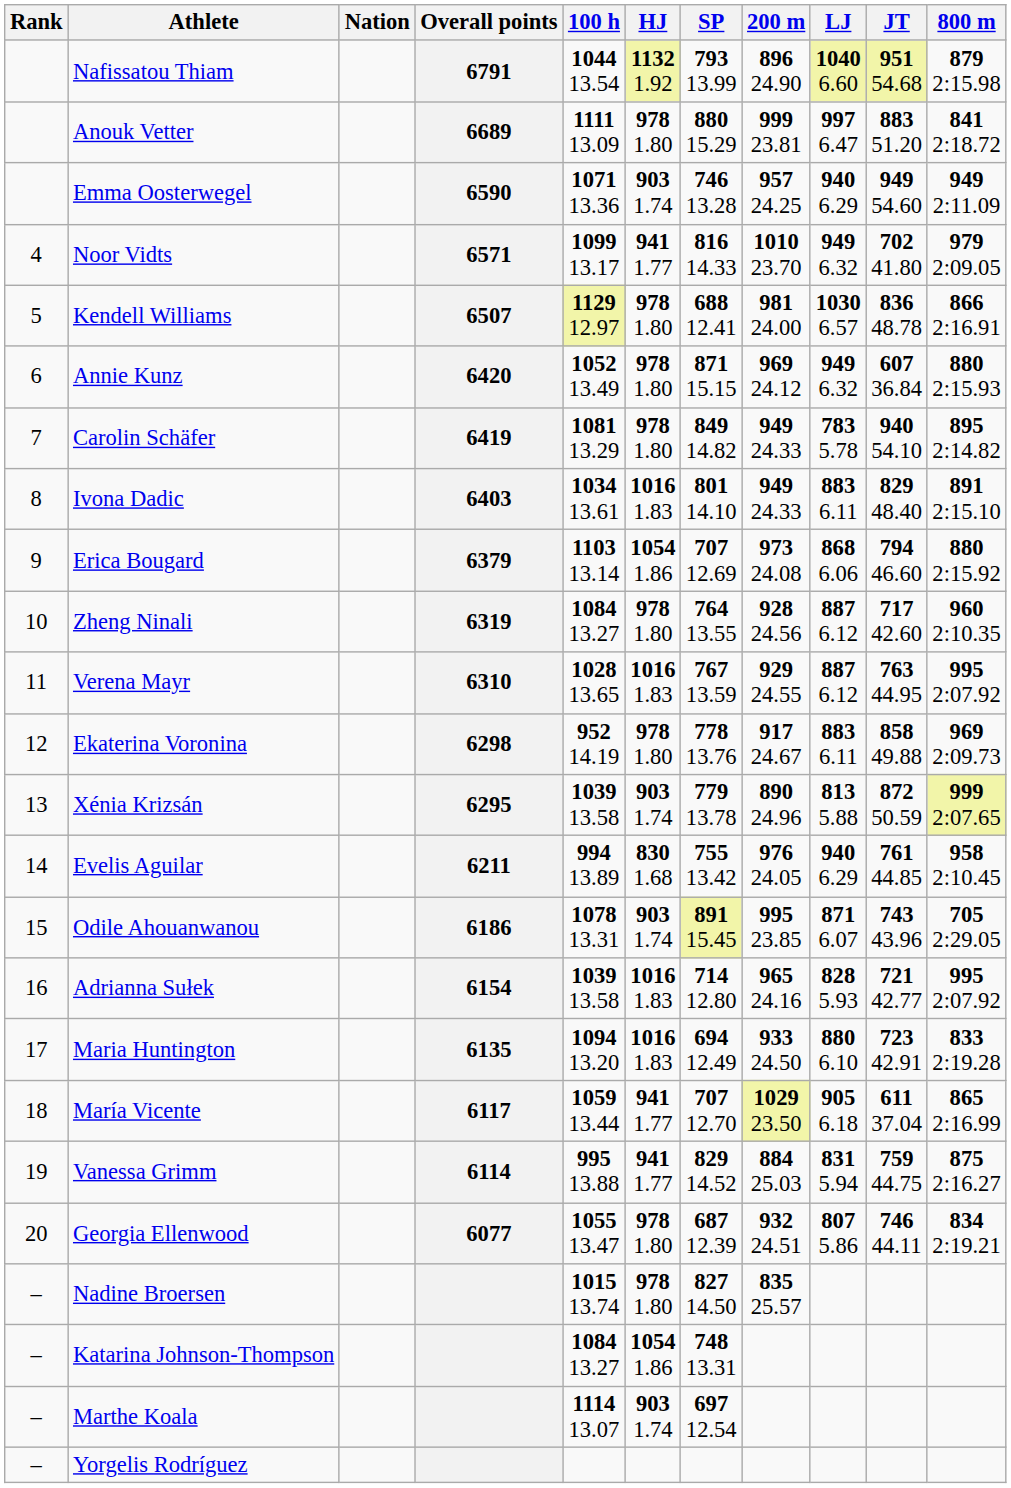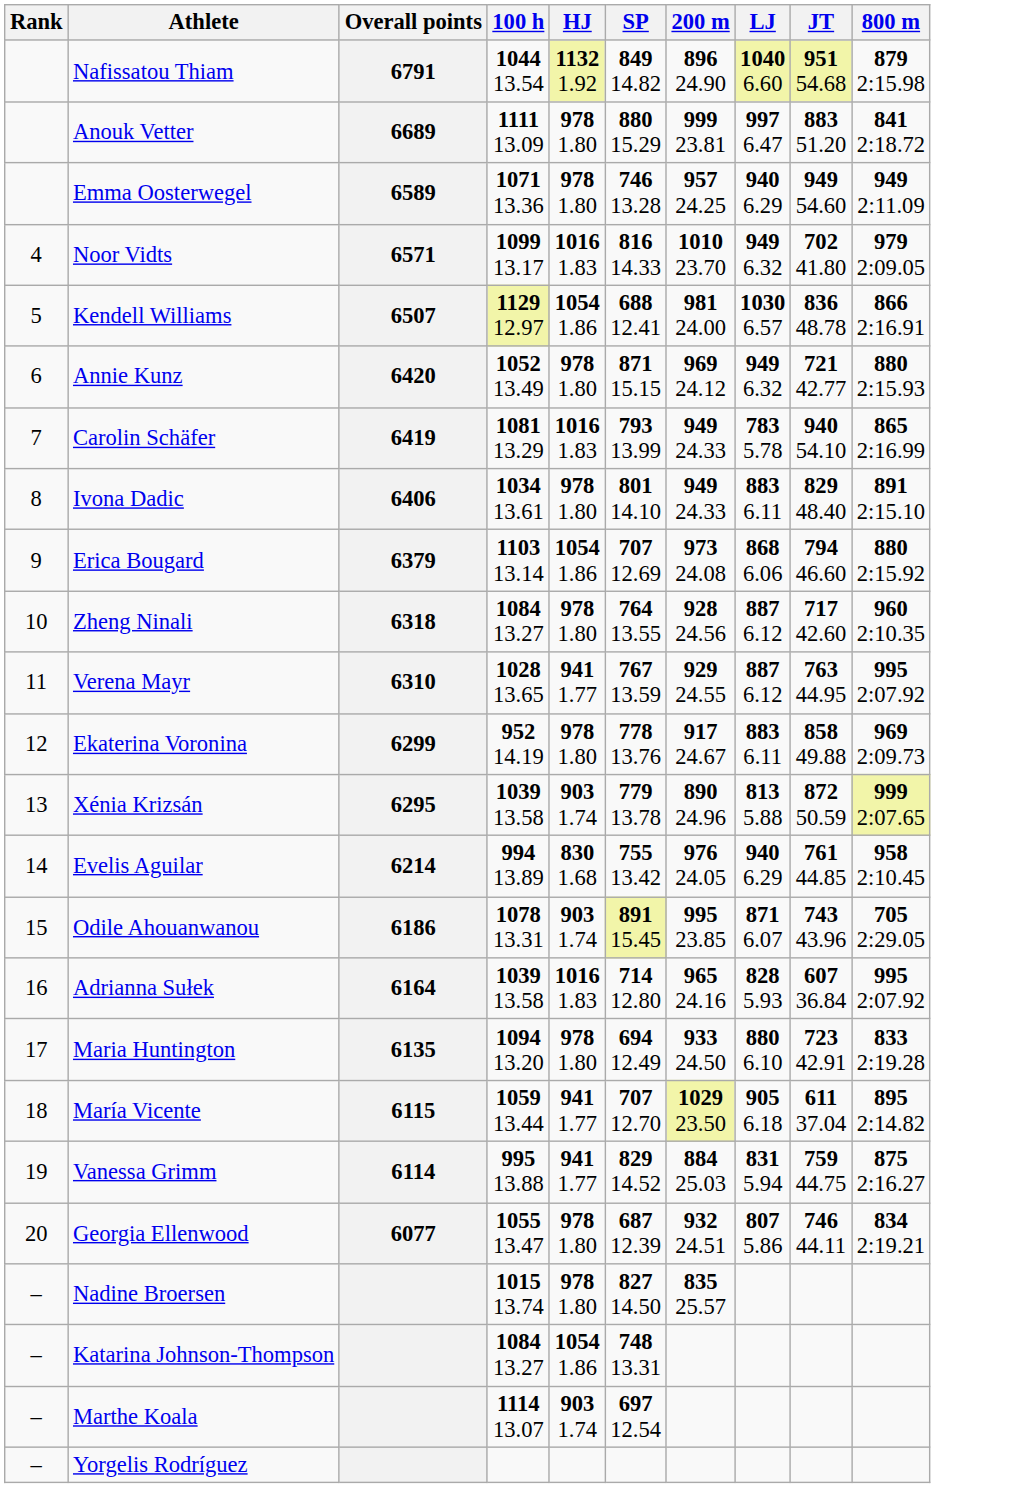- column: (377, 22)
(711, 70) 793 13.99 -> (636, 70) 849 14.82
(489, 193) 6590 -> (413, 193) 6589
(653, 193) 903 1.74 -> (577, 193) 978 1.80
(653, 254) 941 1.77 -> (577, 254) 1016 1.83
(653, 315) 978 1.80 -> (577, 315) 1054 1.86
(897, 376) 607 36.84 -> (821, 376) 721 42.77
(653, 437) 978 1.80 -> (577, 437) 1016 1.83
(711, 437) 849 14.82 -> (636, 437) 793 13.99
(967, 437) 895 2:14.82 -> (891, 437) 865 2:16.99
(489, 498) 6403 -> (413, 498) 6406
(653, 498) 1016 1.83 -> (577, 498) 978 1.80
(489, 621) 6319 -> (413, 621) 6318
(653, 682) 1016 1.83 -> (577, 682) 941 1.77
(489, 743) 6298 -> (413, 743) 6299
(489, 865) 6211 -> (413, 865) 6214
(489, 988) 6154 -> (413, 988) 6164
(897, 988) 721 42.77 -> (821, 988) 607 36.84
(653, 1049) 1016 1.83 -> (577, 1049) 978 1.80
(489, 1110) 6117 -> (413, 1110) 6115
(967, 1110) 865 2:16.99 -> (891, 1110) 895 2:14.82
